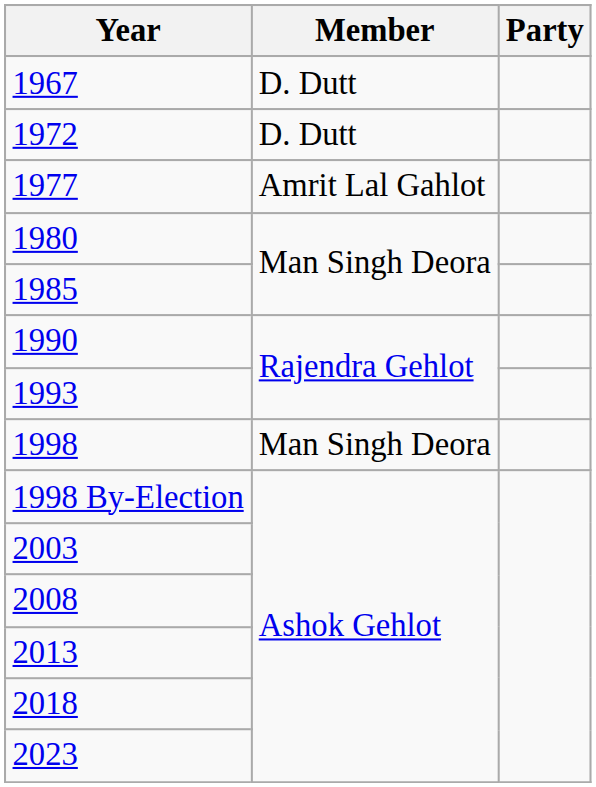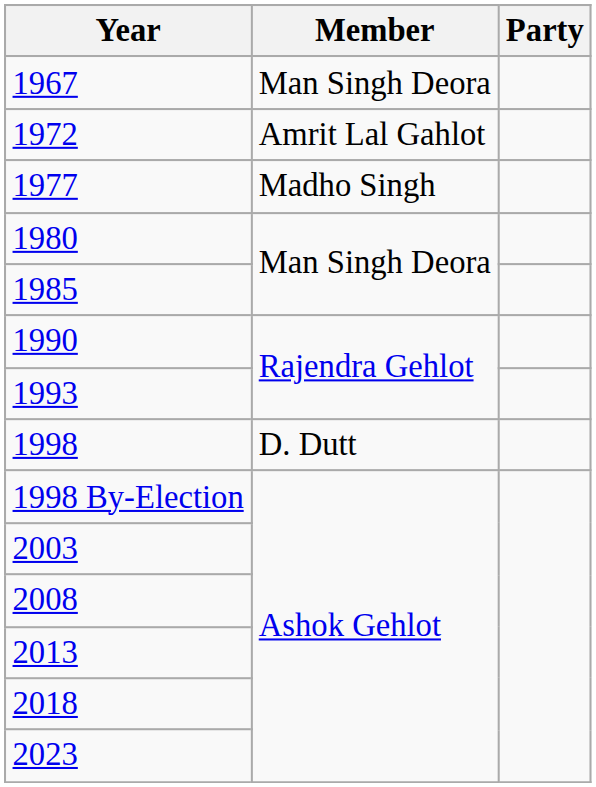(308, 82) D. Dutt -> (375, 82) Man Singh Deora
(308, 133) D. Dutt -> (372, 133) Amrit Lal Gahlot
(372, 185) Amrit Lal Gahlot -> (347, 185) Madho Singh
(375, 444) Man Singh Deora -> (308, 444) D. Dutt
